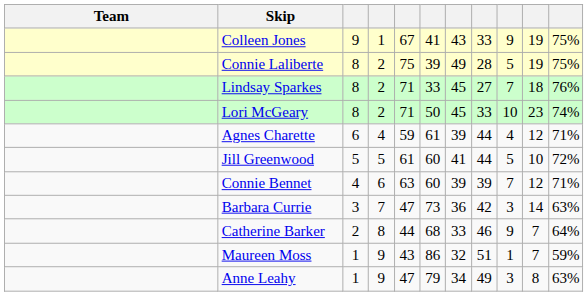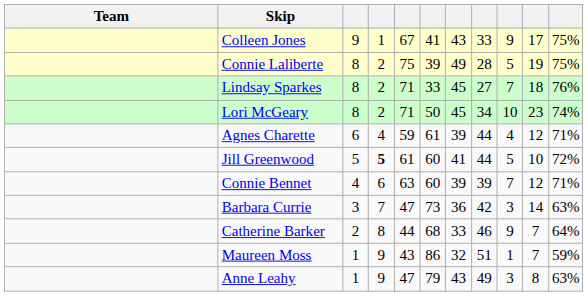(536, 40) 19 -> (536, 40) 17
(484, 111) 33 -> (484, 111) 34
(381, 159) normal -> (381, 159) bold
(458, 278) 34 -> (458, 278) 43
